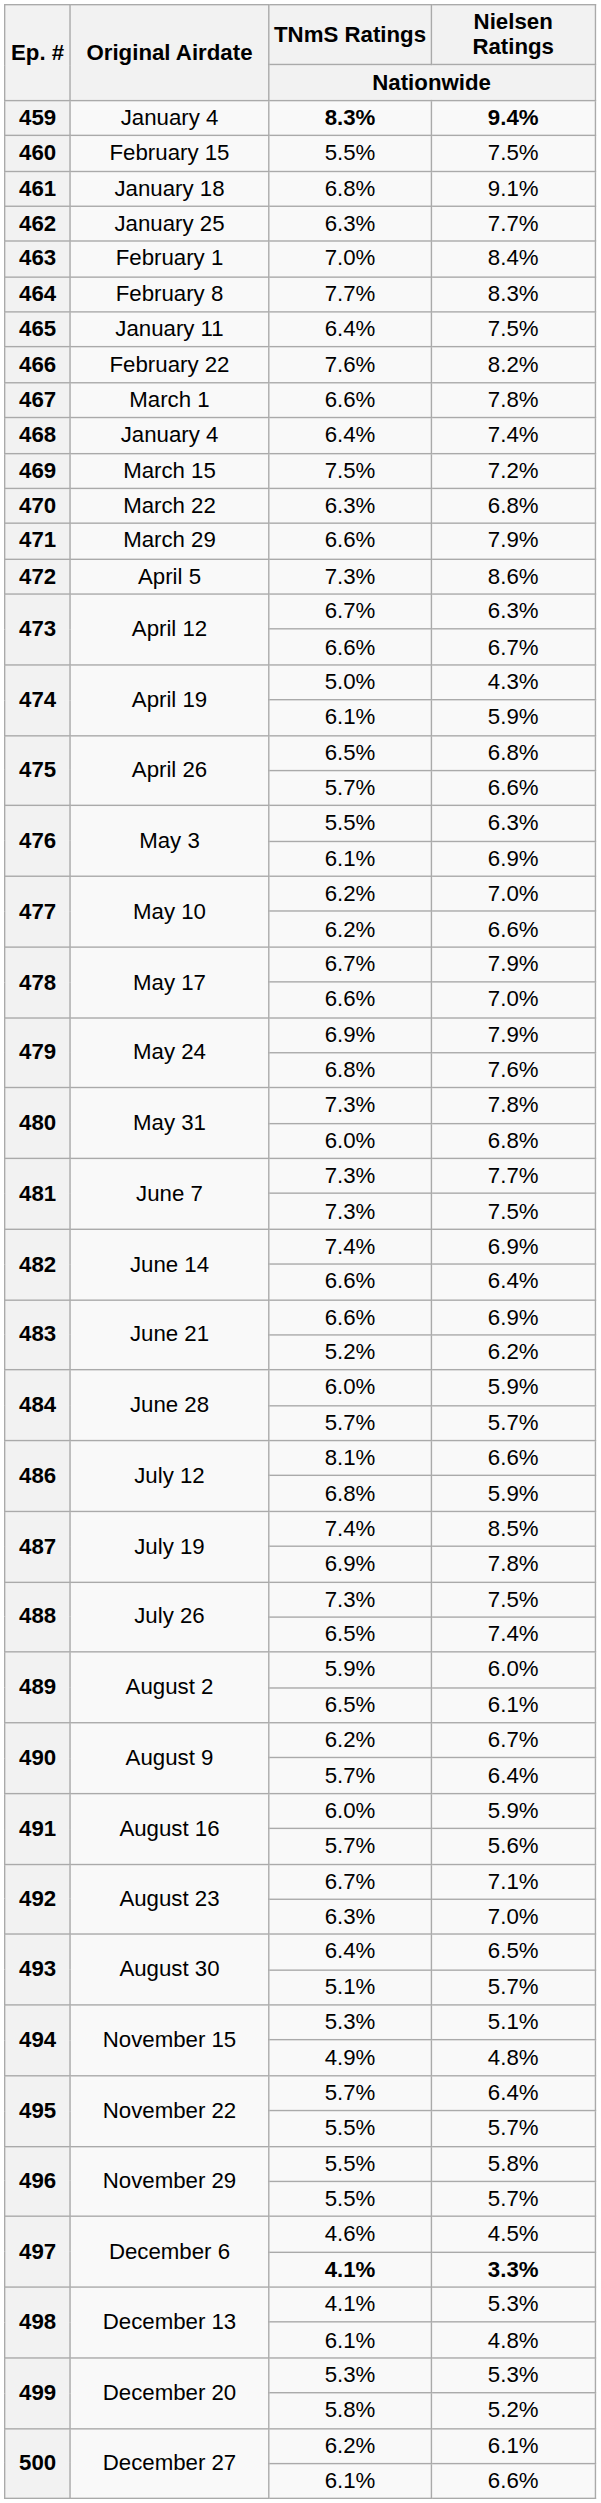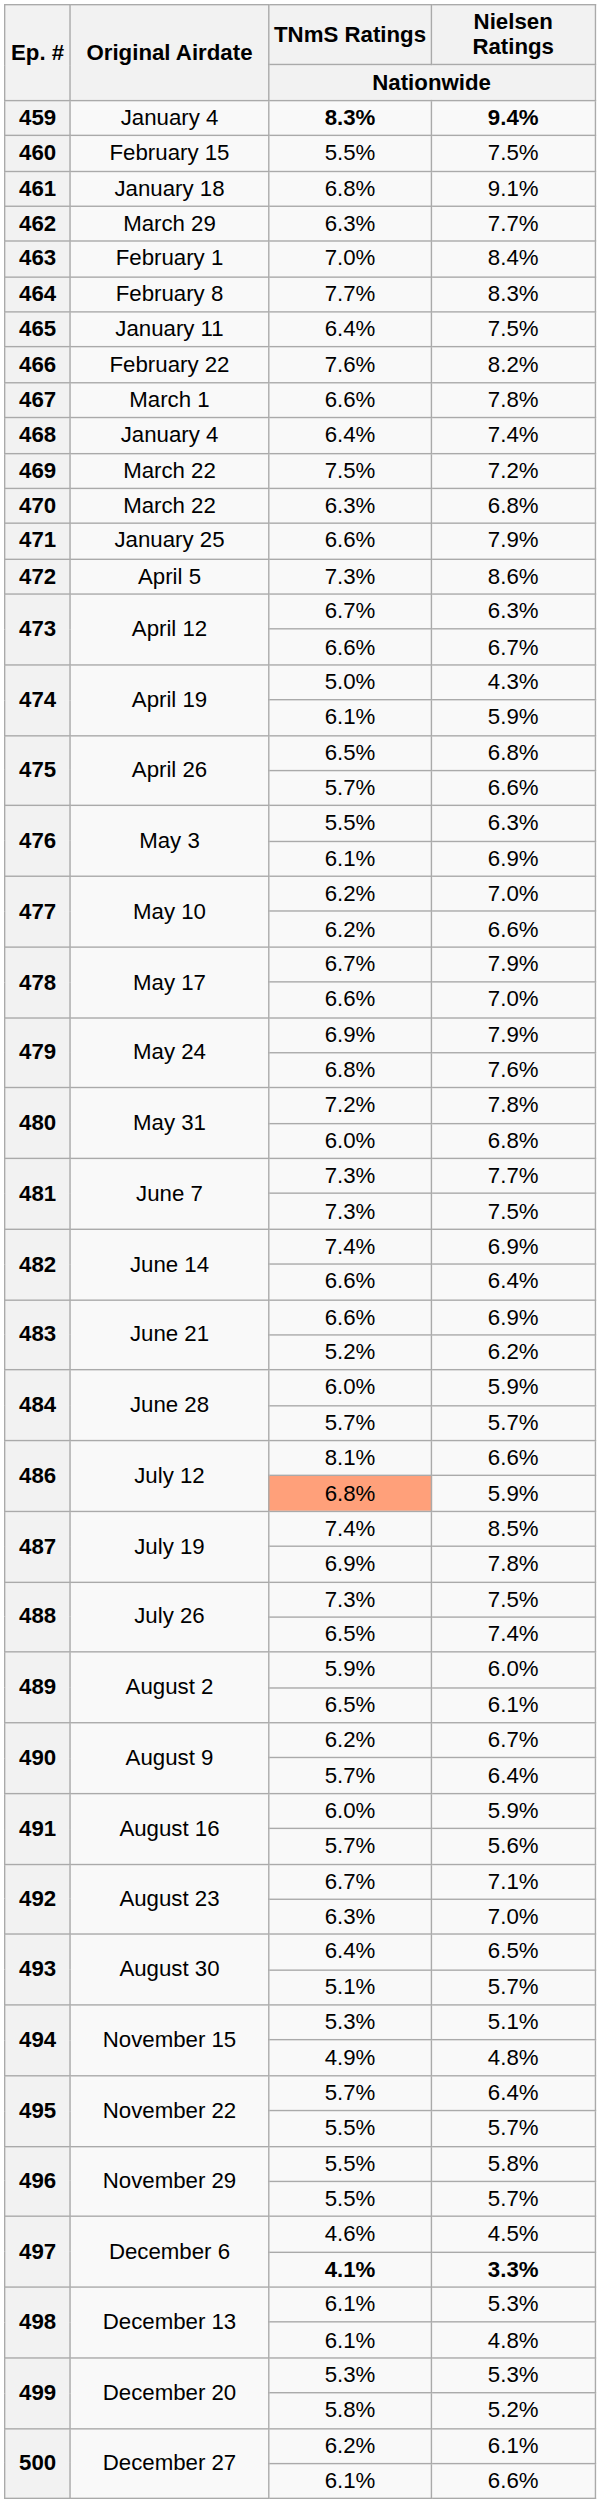(169, 223) January 25 -> (169, 223) March 29
(169, 470) March 15 -> (169, 470) March 22
(169, 540) March 29 -> (169, 540) January 25
(350, 1105) 7.3% -> (350, 1105) 7.2%
(350, 1493) no background -> (350, 1493) lightsalmon background
(350, 2304) 4.1% -> (350, 2304) 6.1%
